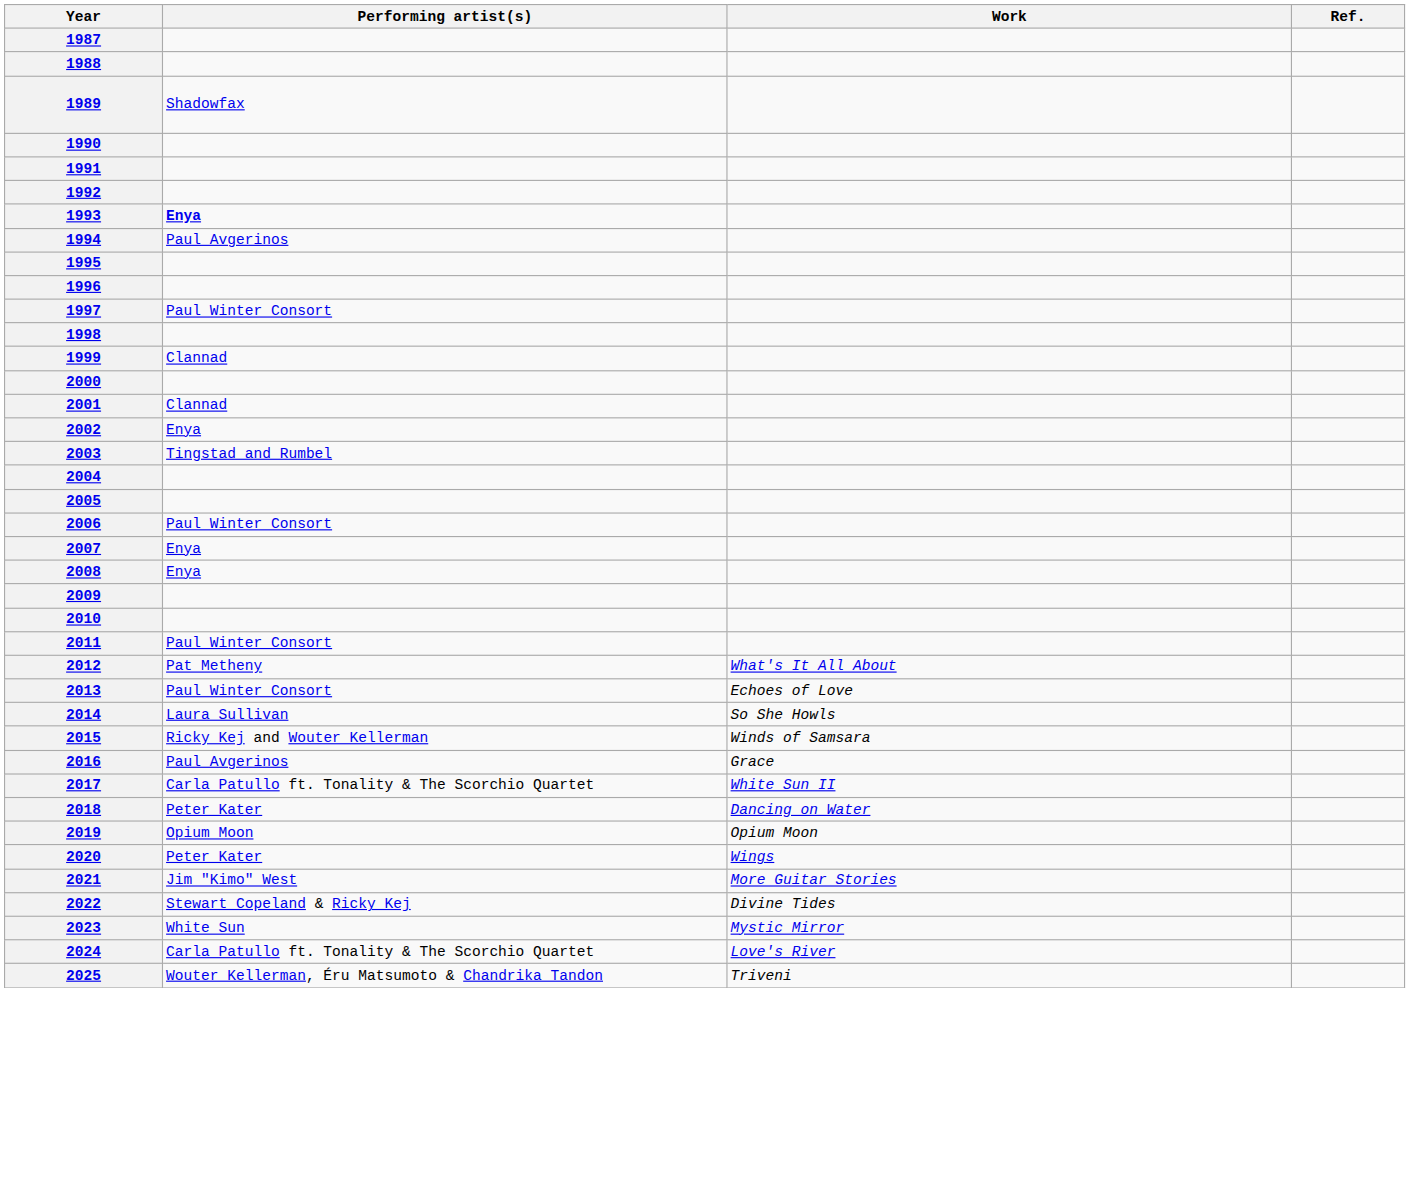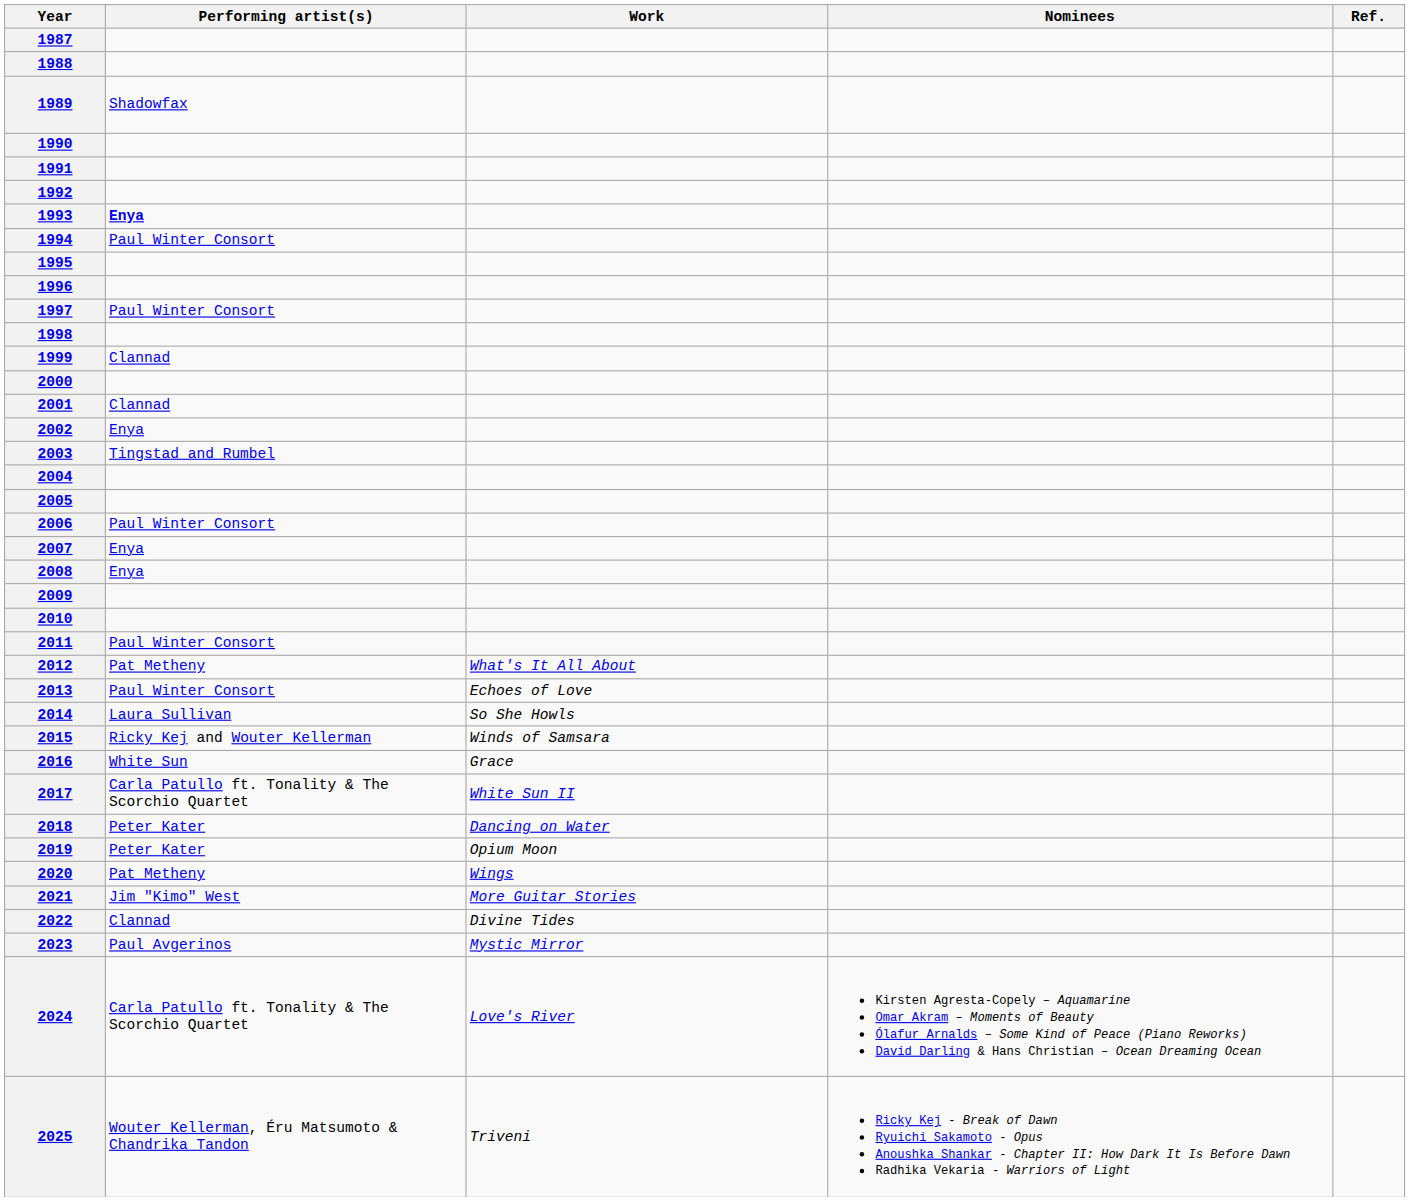+ column: (1080, 16)
(227, 240) Paul Avgerinos -> (192, 240) Paul Winter Consort
(227, 762) Paul Avgerinos -> (148, 762) White Sun
(210, 833) Opium Moon -> (157, 850) Peter Kater
(214, 857) Peter Kater -> (157, 874) Pat Metheny
(288, 904) Stewart Copeland & Ricky Kej -> (140, 921) Clannad
(205, 928) White Sun -> (170, 945) Paul Avgerinos
